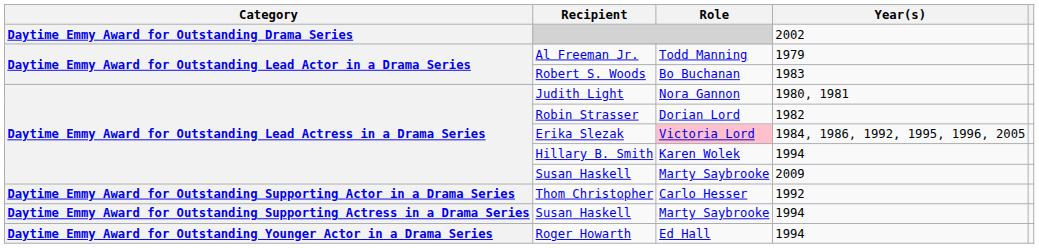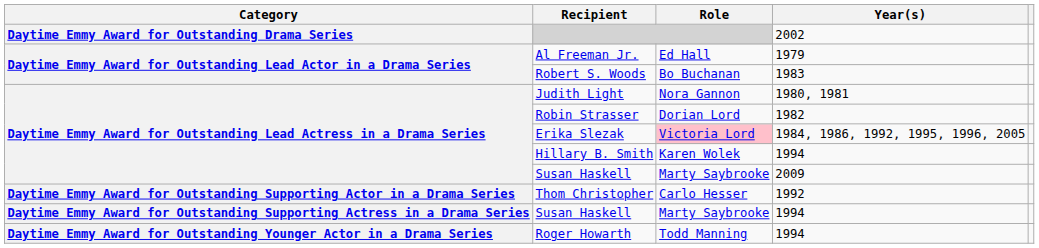(703, 54) Todd Manning -> (685, 54) Ed Hall
(685, 234) Ed Hall -> (703, 234) Todd Manning
